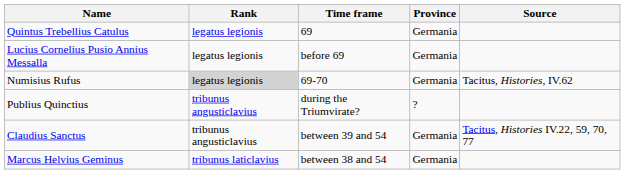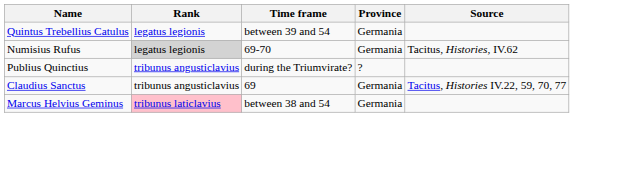(307, 31) 69 -> (287, 31) between 39 and 54
- row: (78, 55)
(344, 135) between 39 and 54 -> (250, 85) 69
(235, 159) no background -> (177, 103) pink background
